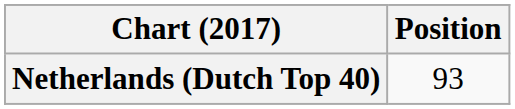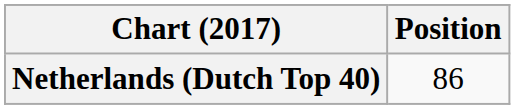(448, 78) 93 -> (448, 78) 86
